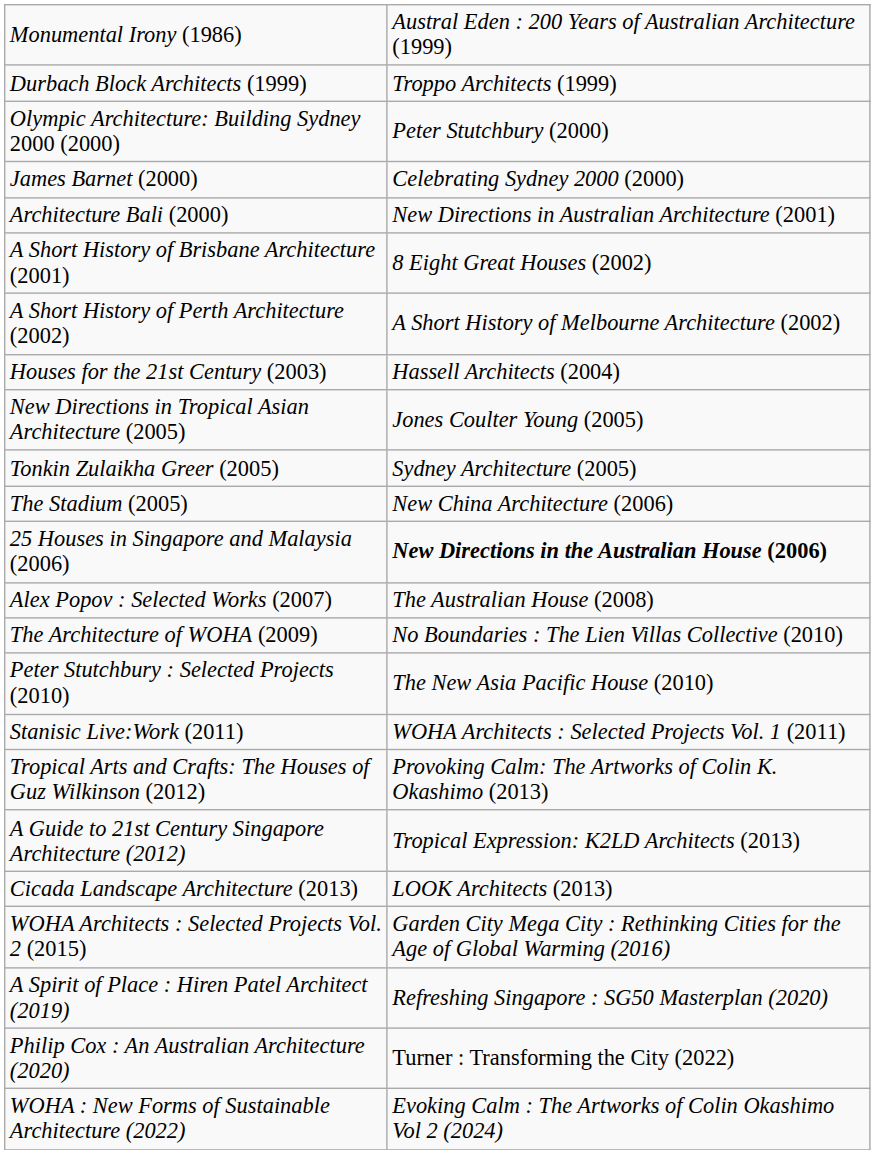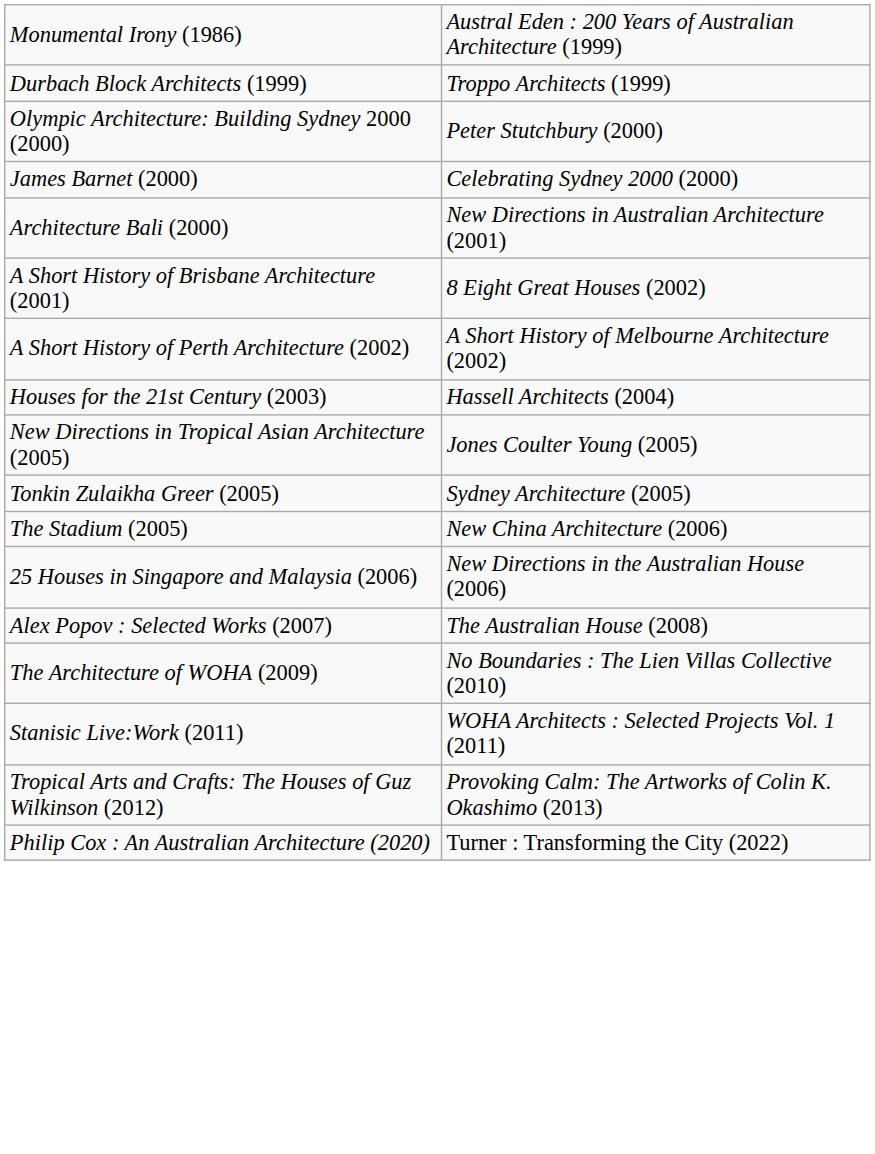(610, 551) bold -> (625, 576) normal
- row: (172, 683)
- row: (167, 840)
- row: (184, 888)
- row: (196, 936)
- row: (189, 997)
- row: (170, 1118)
